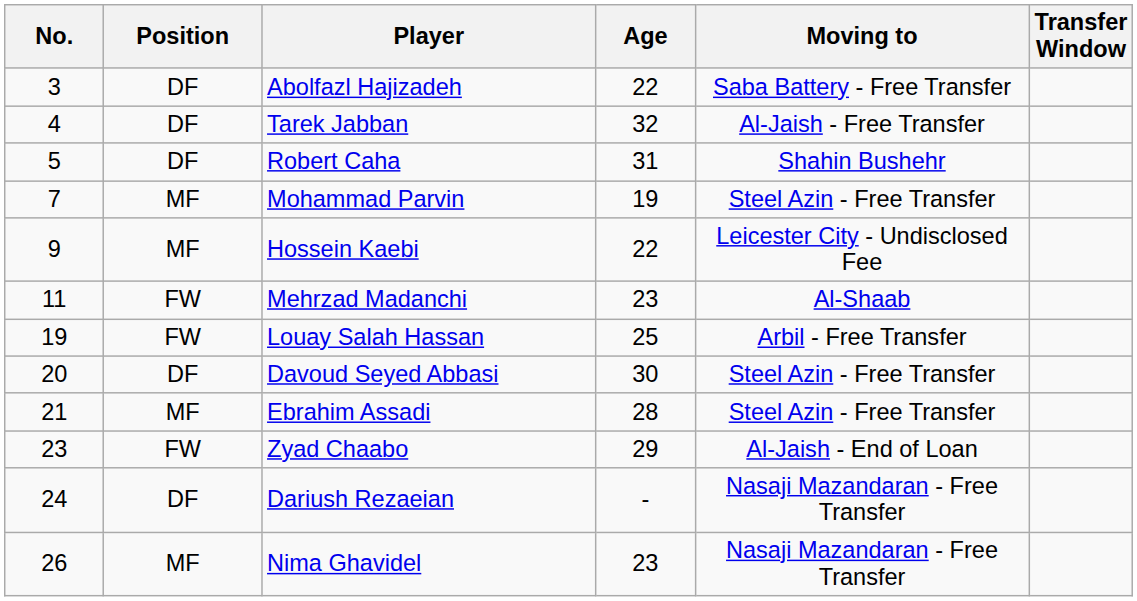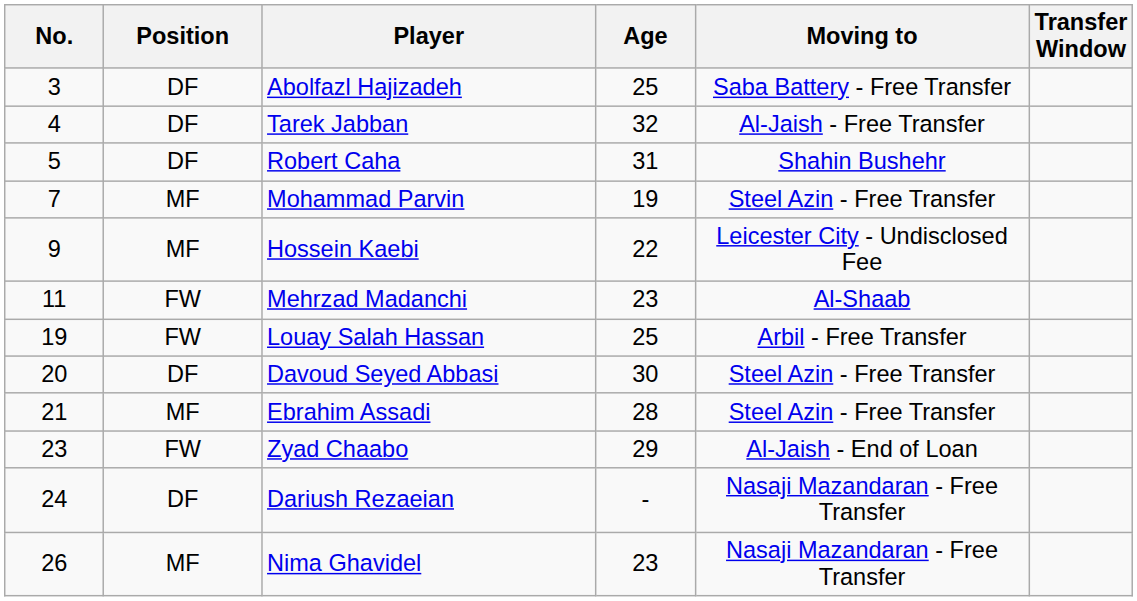(645, 86) 22 -> (645, 86) 25
